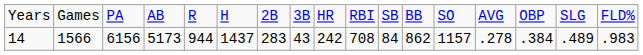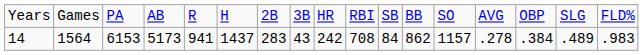(74, 39) 1566 -> (74, 39) 1564
(123, 39) 6156 -> (123, 39) 6153
(201, 39) 944 -> (201, 39) 941
